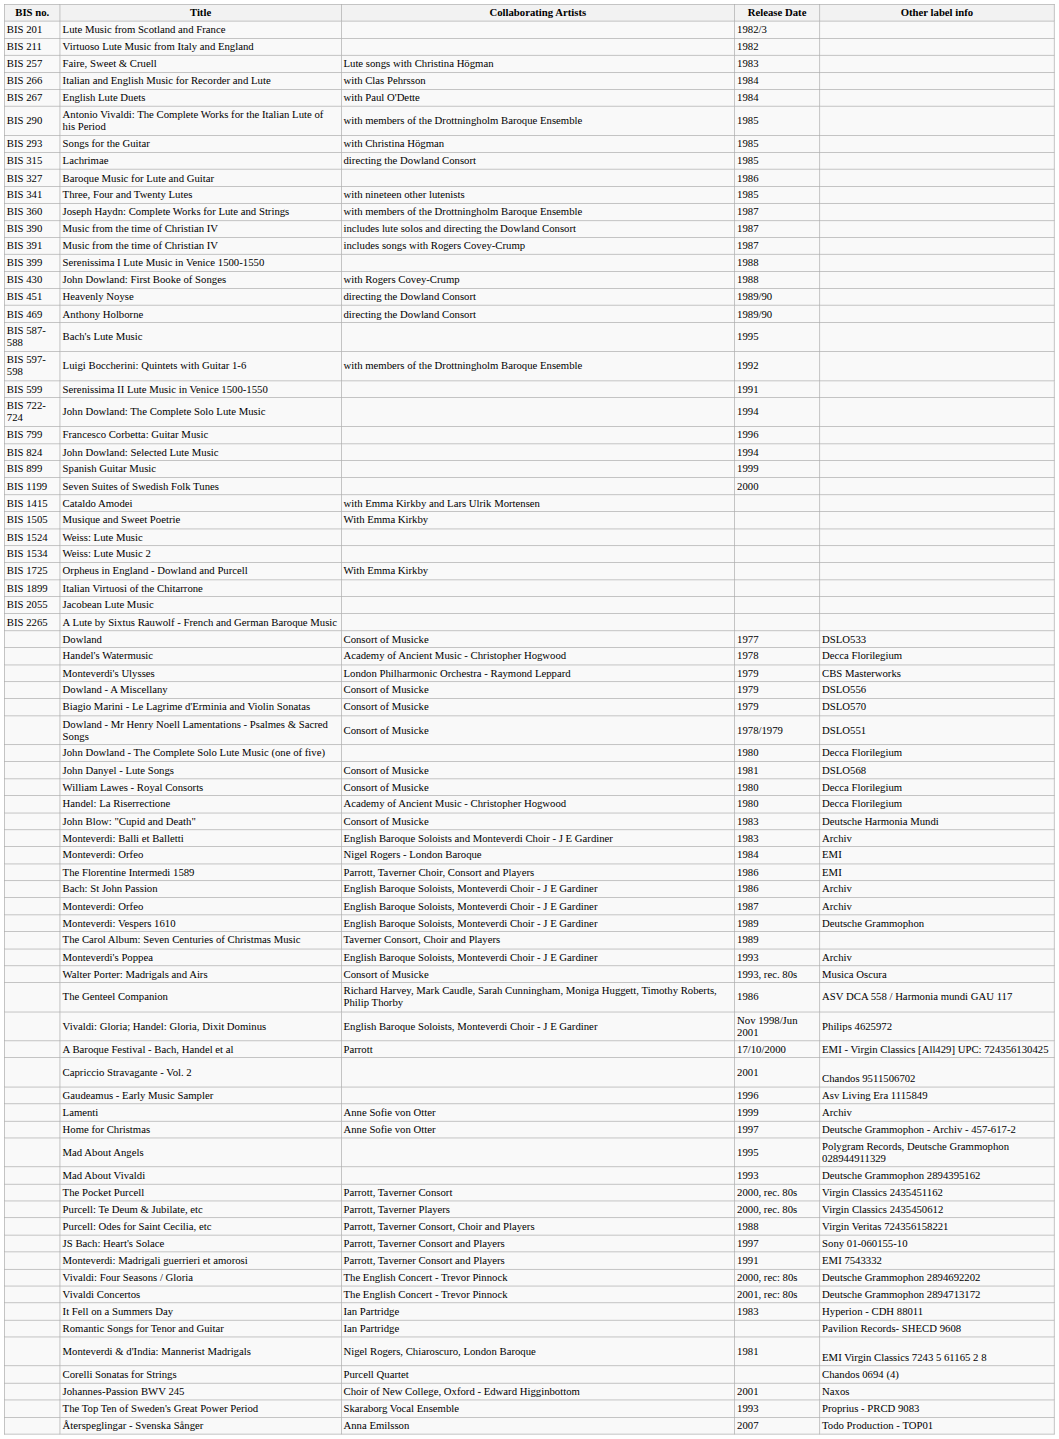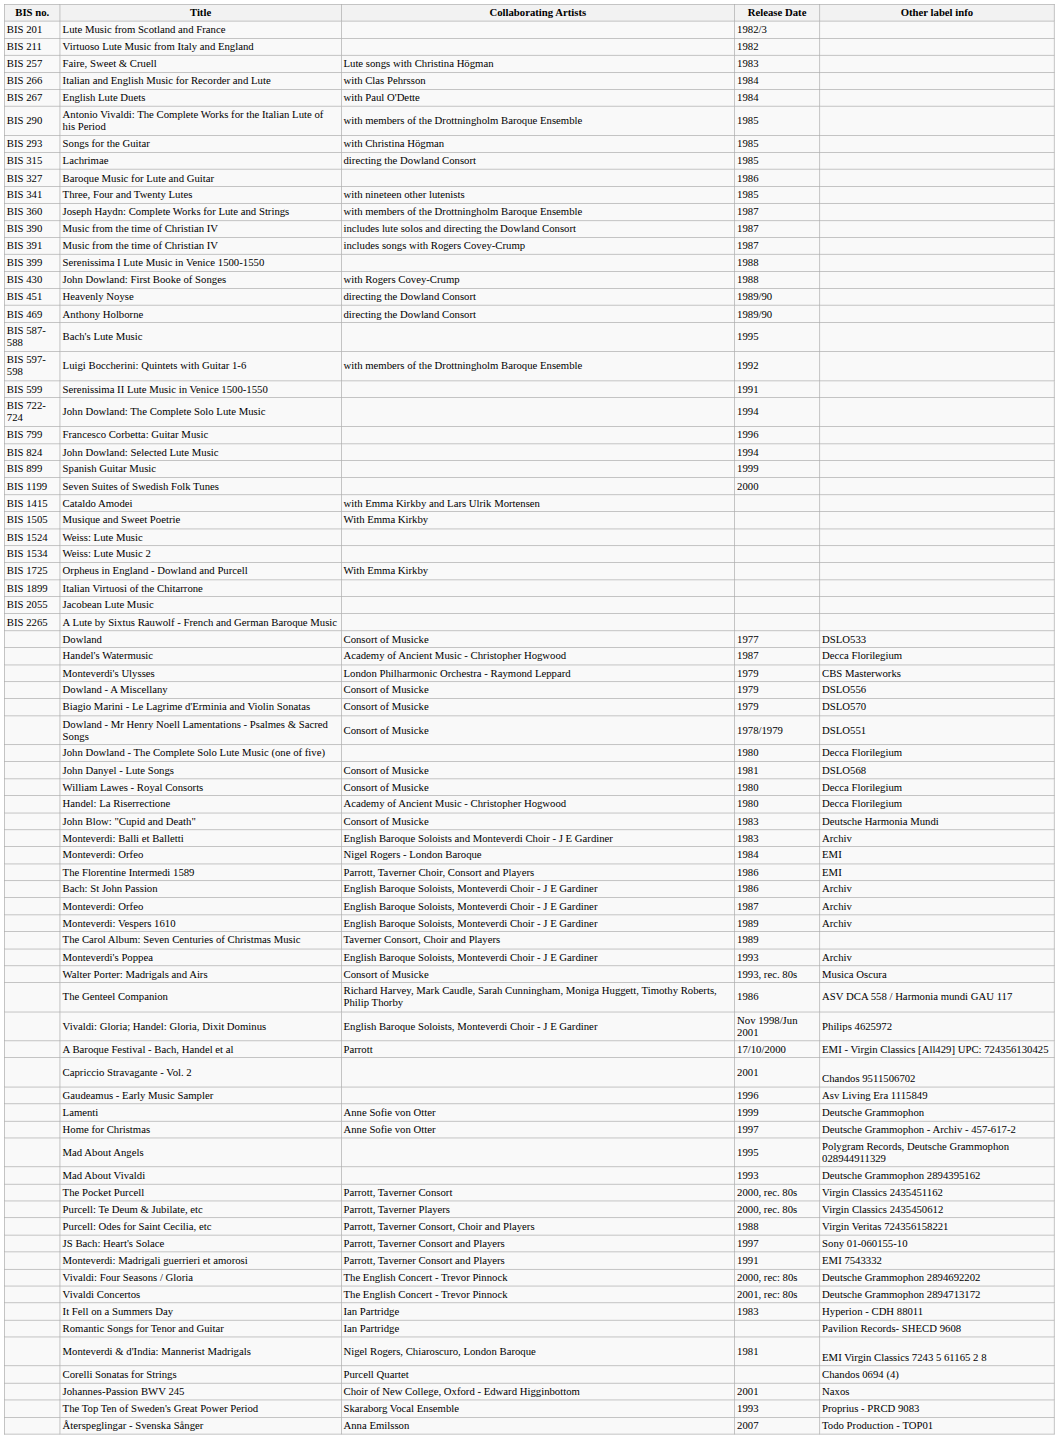(748, 656) 1978 -> (748, 656) 1987
(873, 923) Deutsche Grammophon -> (837, 923) Archiv
(837, 1112) Archiv -> (873, 1112) Deutsche Grammophon
